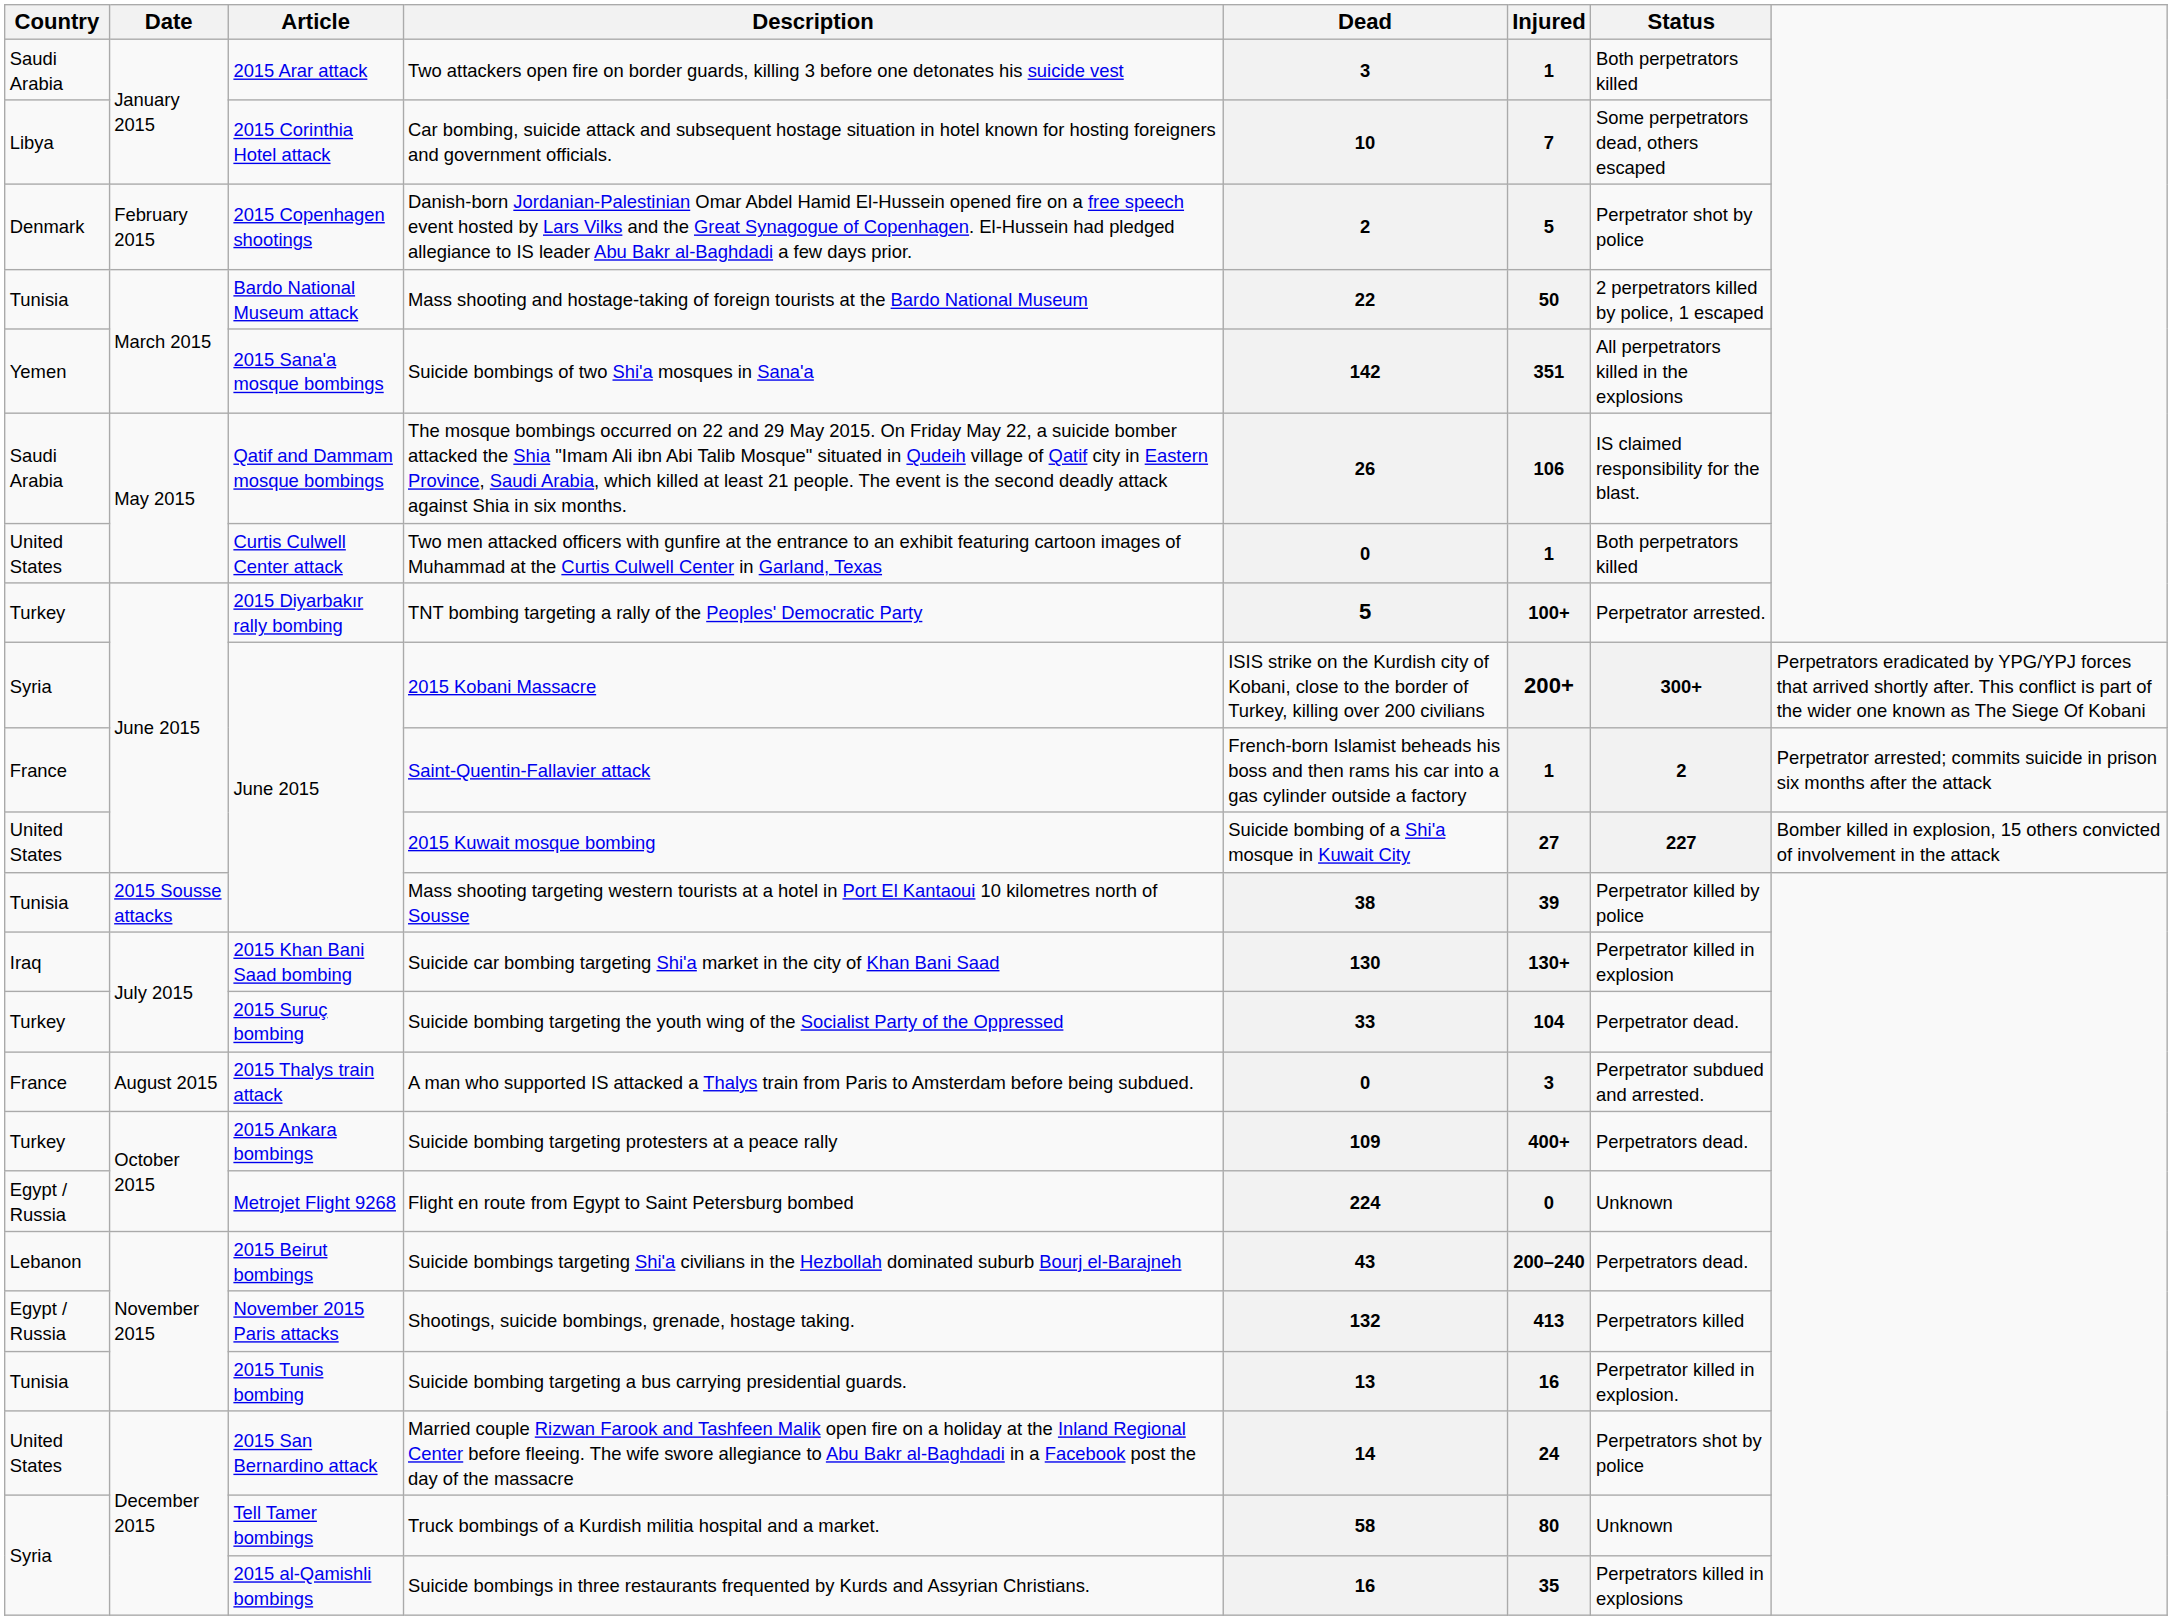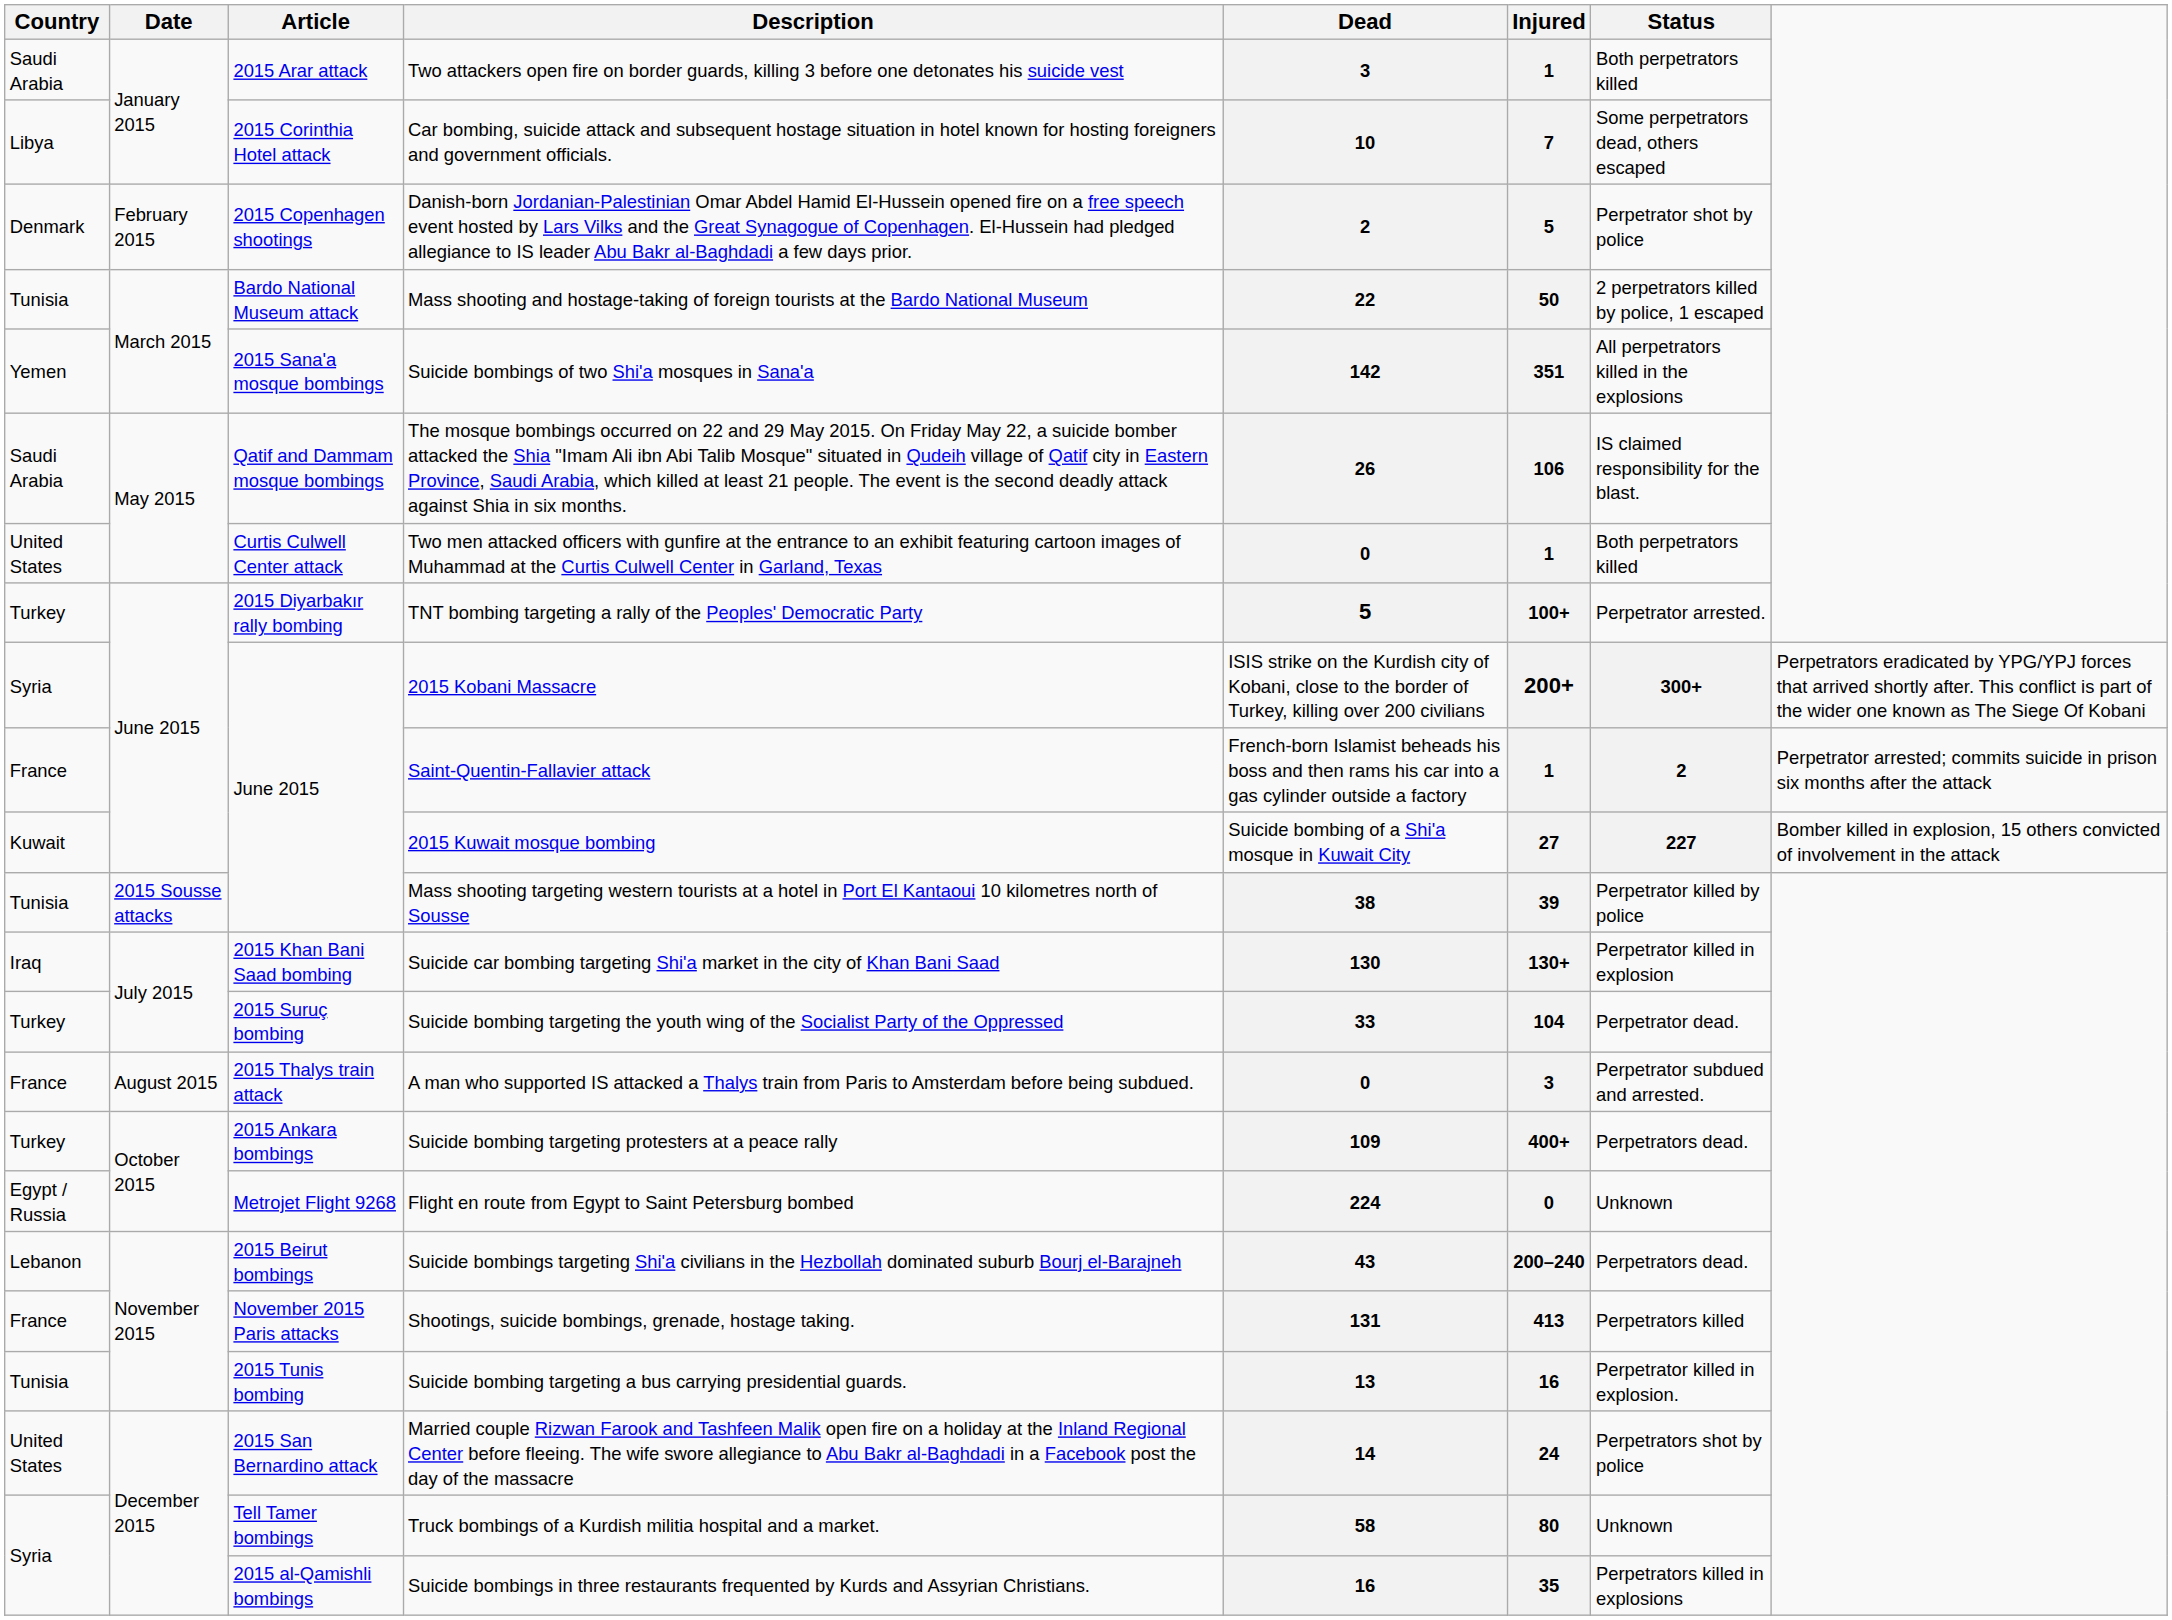(36, 843) United States -> (37, 843) Kuwait
(38, 1322) Egypt / Russia -> (38, 1322) France
(1365, 1322) 132 -> (1365, 1322) 131
